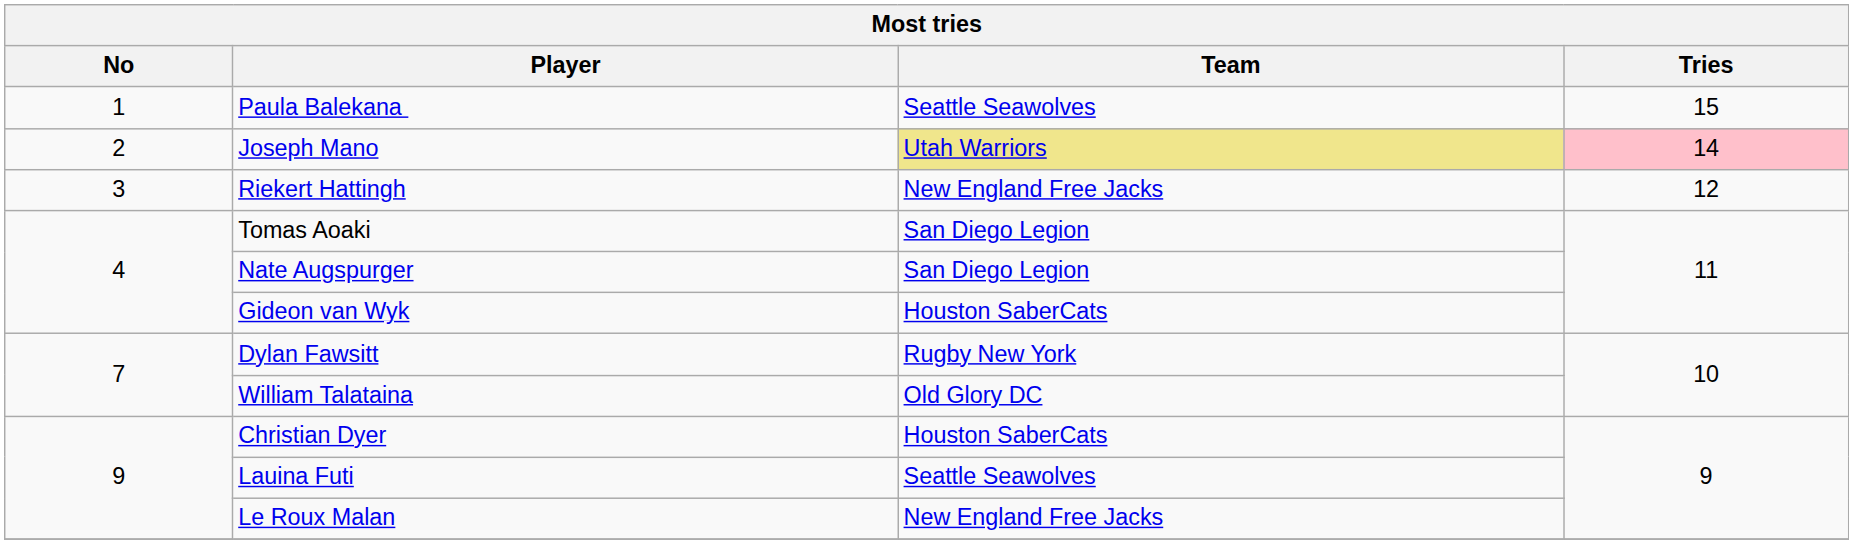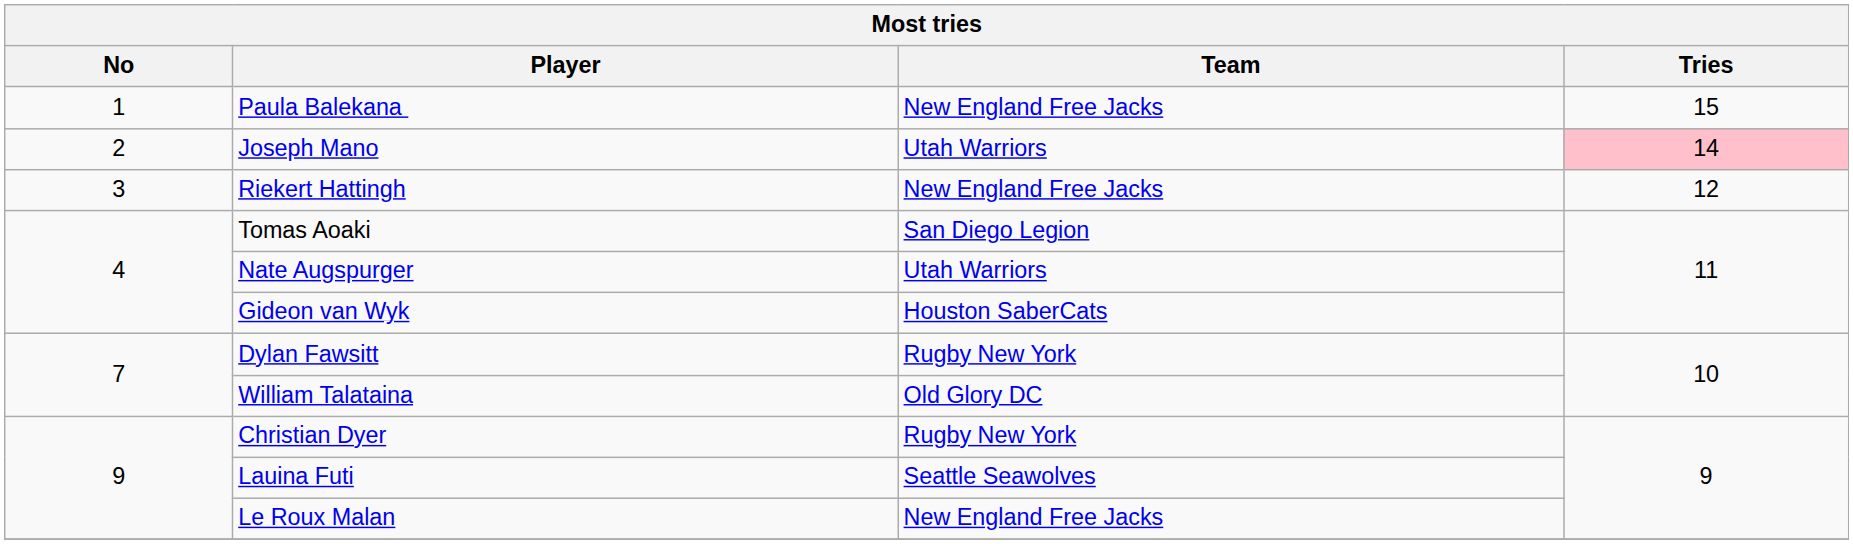(1000, 106) Seattle Seawolves -> (1033, 106) New England Free Jacks
(975, 147) khaki background -> (975, 147) no background
(996, 271) San Diego Legion -> (975, 271) Utah Warriors
(1006, 435) Houston SaberCats -> (990, 435) Rugby New York
